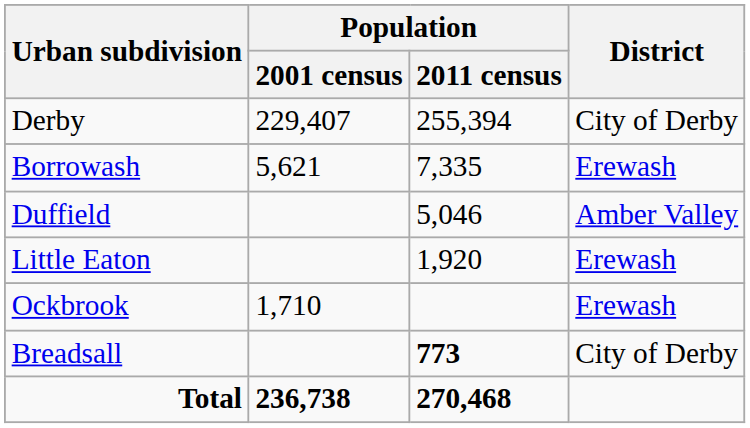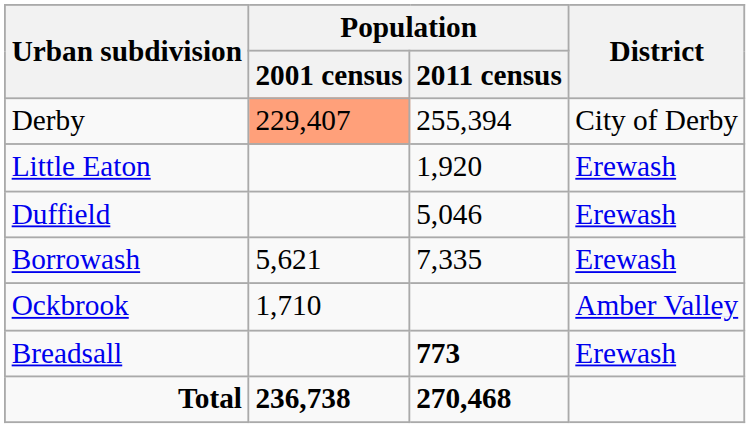(303, 120) no background -> (303, 120) lightsalmon background
rows swapped: (76, 167) <-> (81, 259)
(657, 213) Amber Valley -> (626, 213) Erewash
(626, 306) Erewash -> (657, 306) Amber Valley
(657, 352) City of Derby -> (626, 352) Erewash
